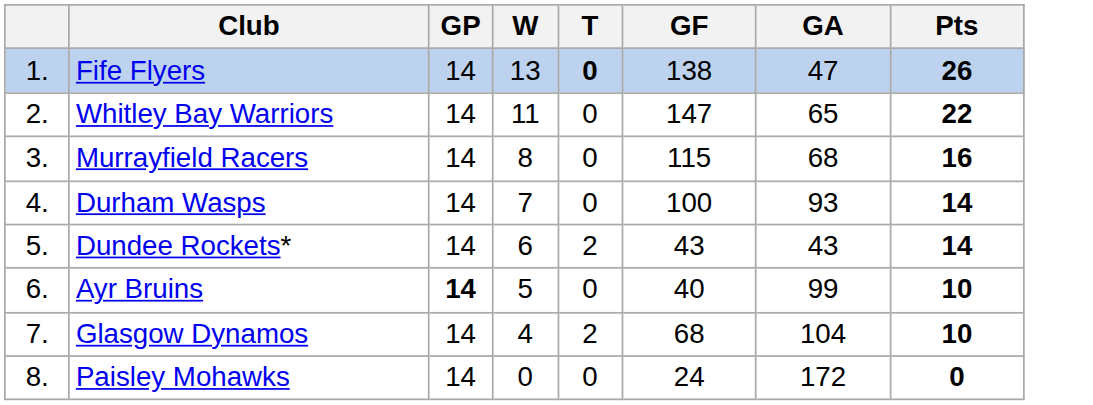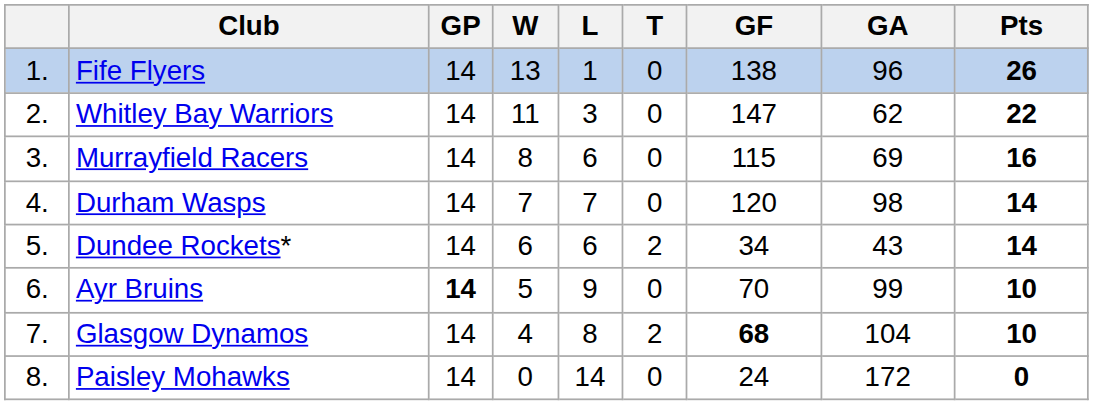+ column: (590, 26)
(590, 70) bold -> (655, 70) normal
(823, 70) 47 -> (888, 70) 96
(823, 114) 65 -> (888, 114) 62
(823, 158) 68 -> (888, 158) 69
(689, 202) 100 -> (754, 202) 120
(823, 202) 93 -> (888, 202) 98
(689, 245) 43 -> (754, 245) 34
(689, 289) 40 -> (754, 289) 70
(689, 333) normal -> (754, 333) bold
